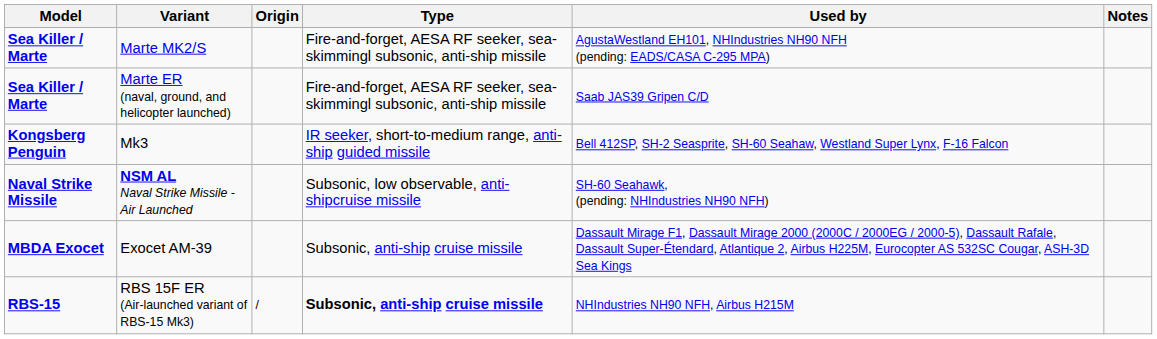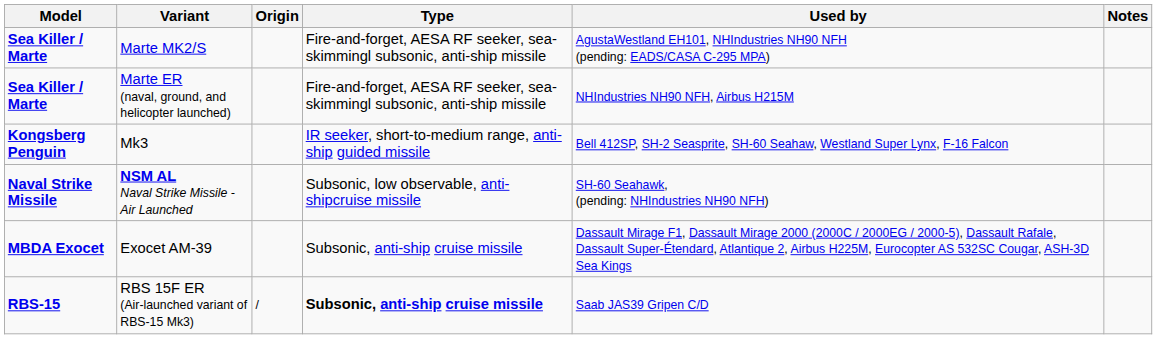(642, 96) Saab JAS39 Gripen C/D -> (685, 96) NHIndustries NH90 NFH, Airbus H215M
(685, 306) NHIndustries NH90 NFH, Airbus H215M -> (642, 306) Saab JAS39 Gripen C/D
